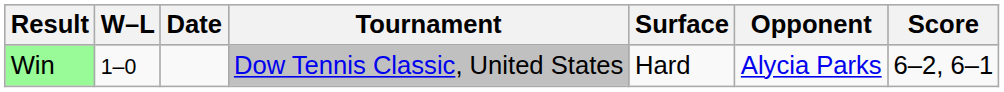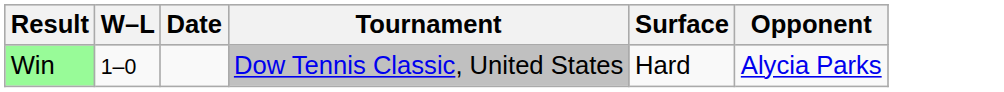- column: (943, 24)
